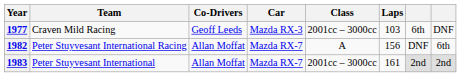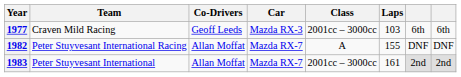(443, 30) DNF -> (443, 30) 6th
(392, 47) 156 -> (392, 47) 155
(443, 47) 6th -> (443, 47) DNF
